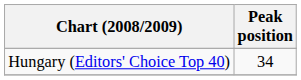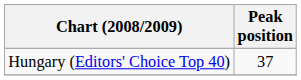(265, 61) 34 -> (265, 61) 37
